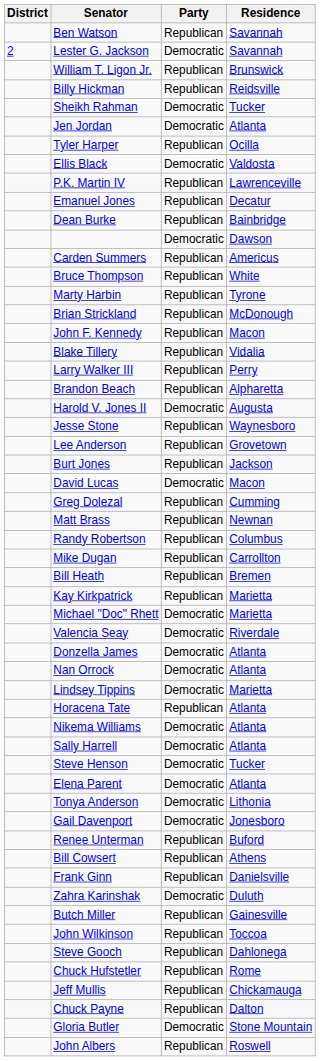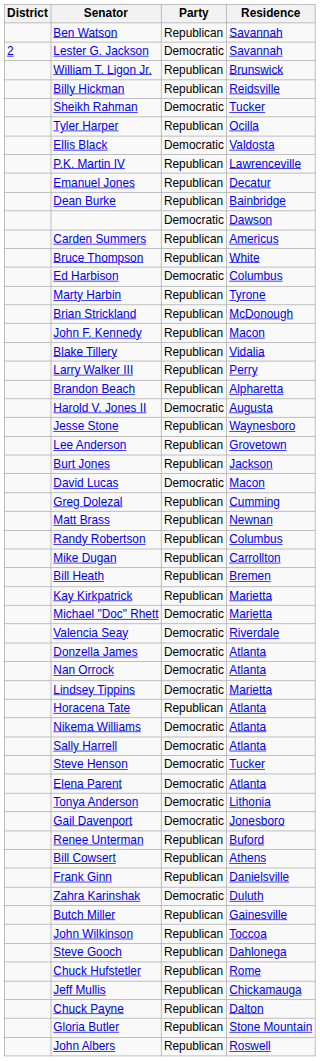- row: (83, 126)
+ row: (86, 276)
(194, 1027) Democratic -> (194, 1027) Republican
